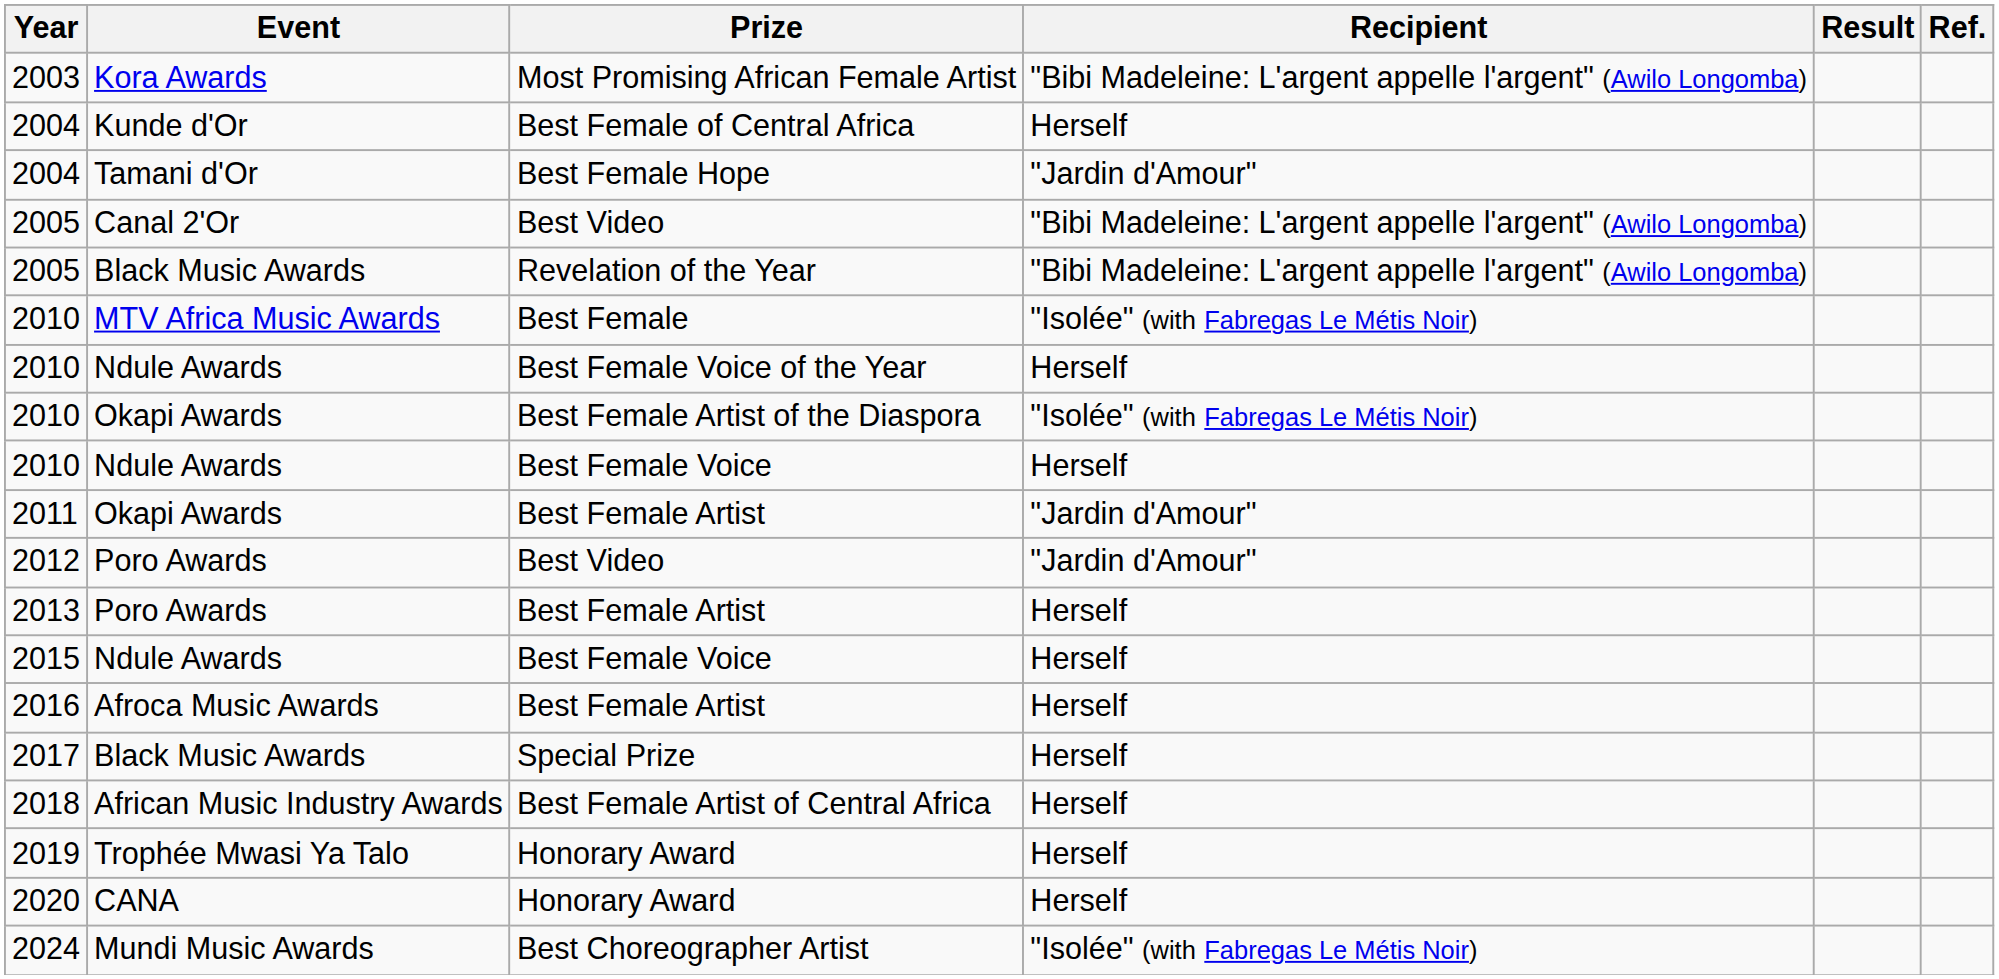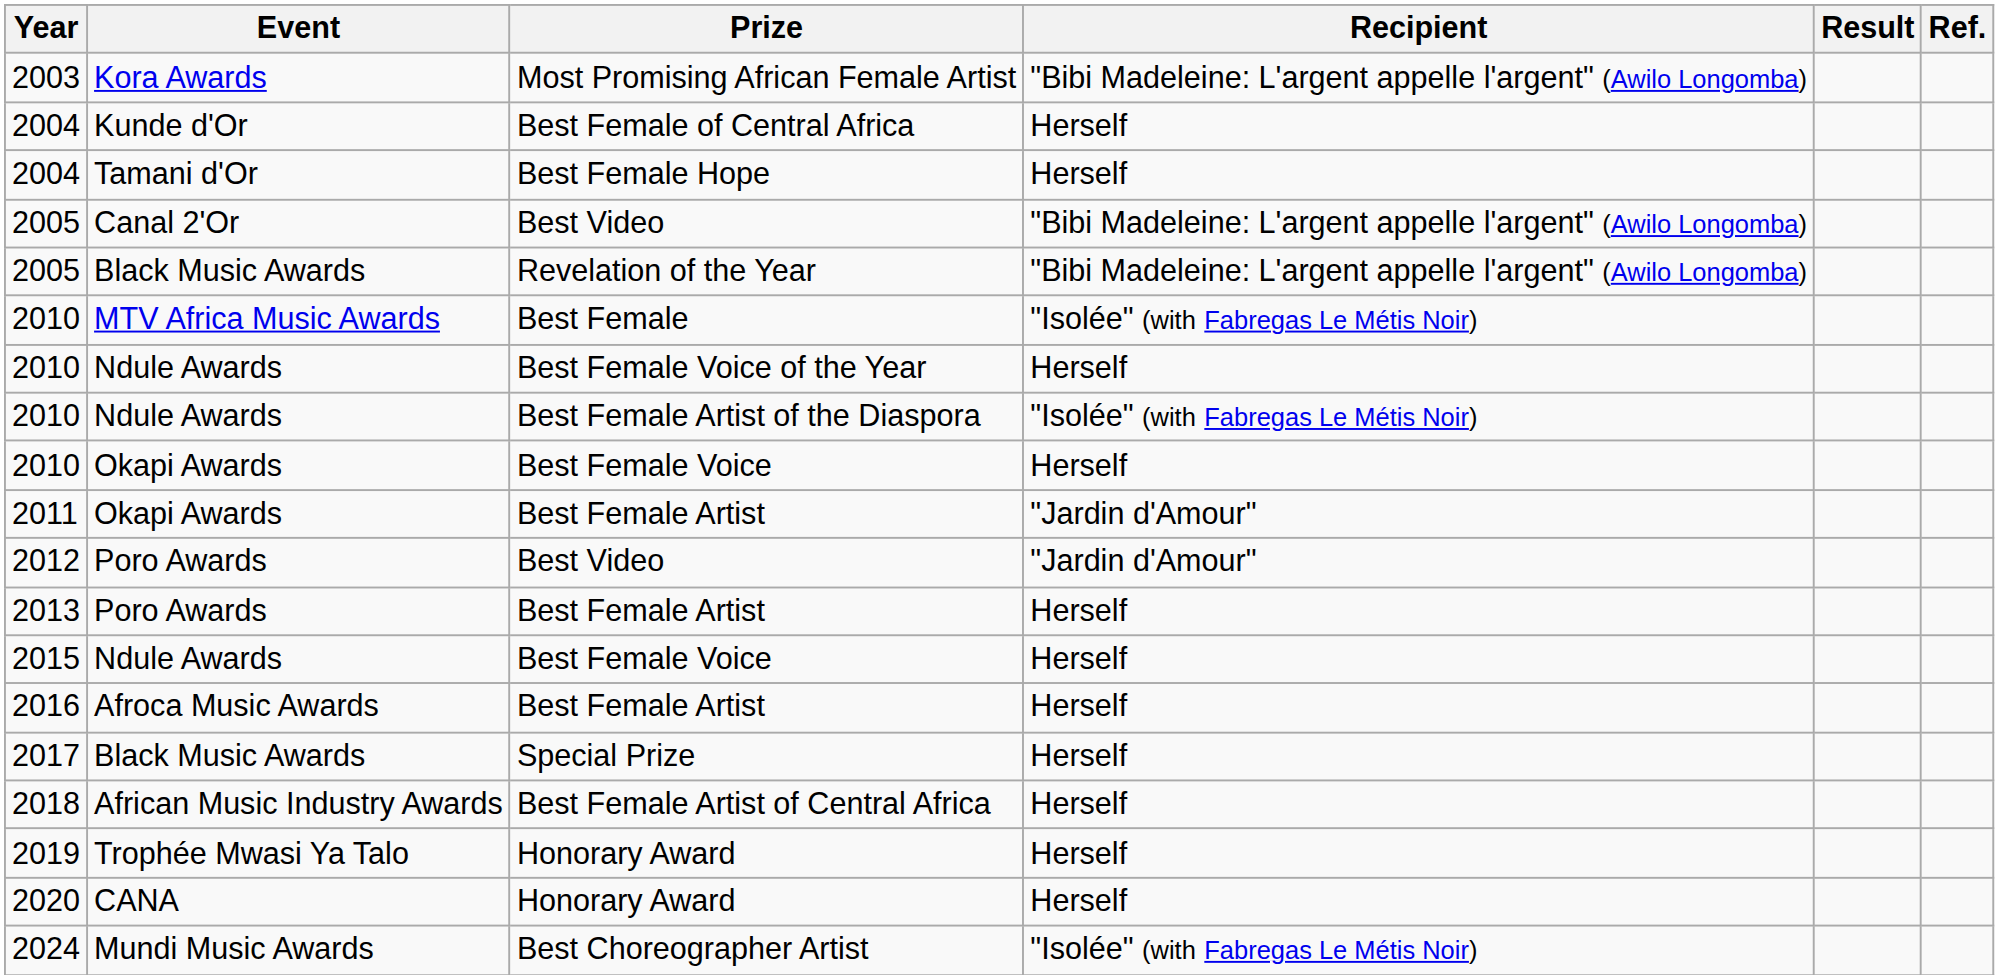(1143, 174) "Jardin d'Amour" -> (1079, 174) Herself
(188, 416) Okapi Awards -> (188, 416) Ndule Awards
(188, 464) Ndule Awards -> (188, 464) Okapi Awards
